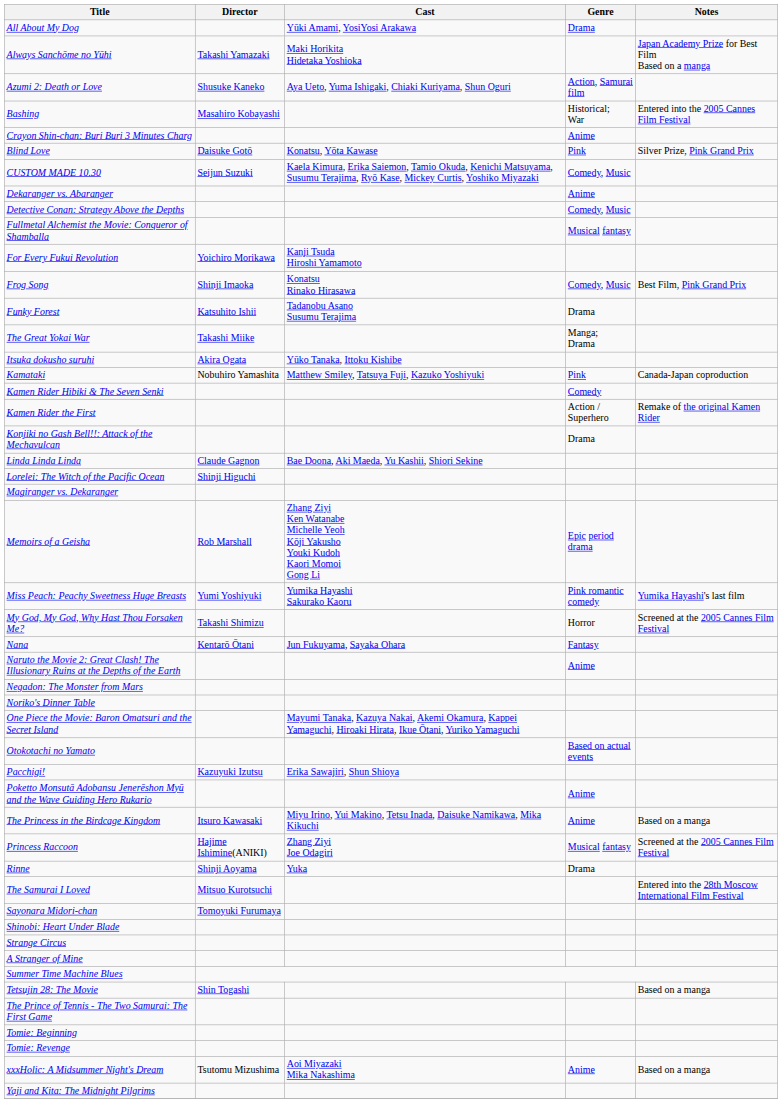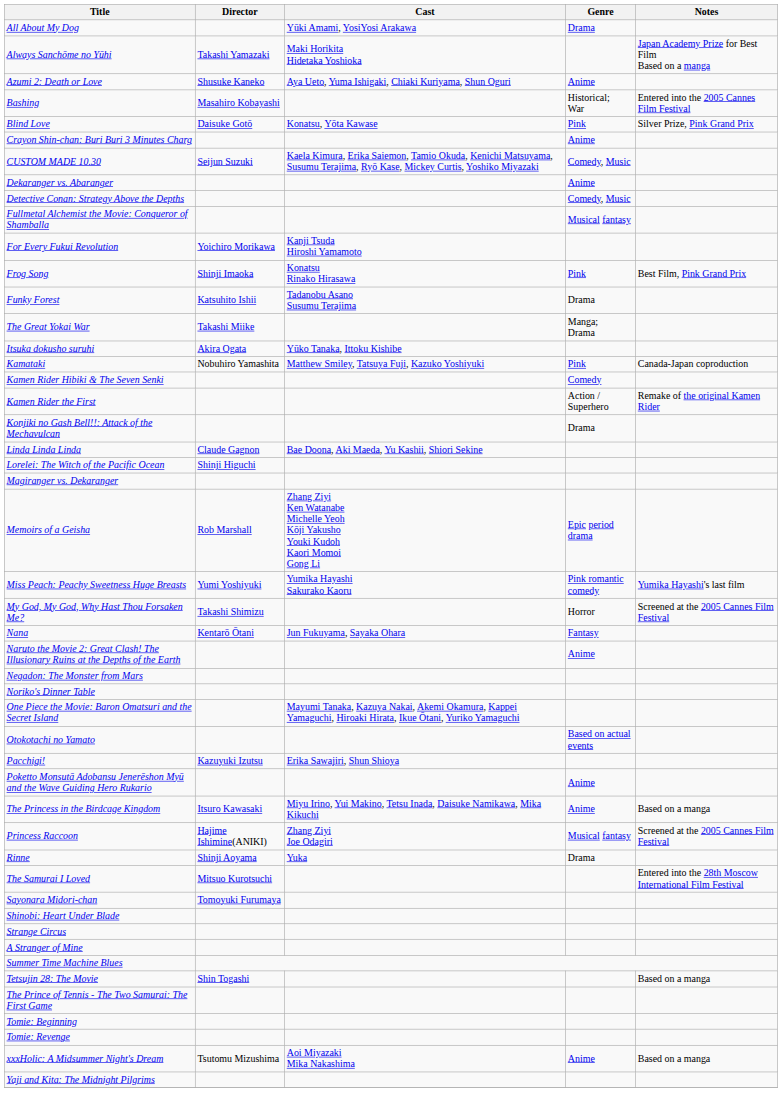(600, 87) Action, Samurai film -> (581, 81) Anime
rows swapped: (28, 151) <-> (99, 135)
(599, 284) Comedy, Music -> (577, 273) Pink
